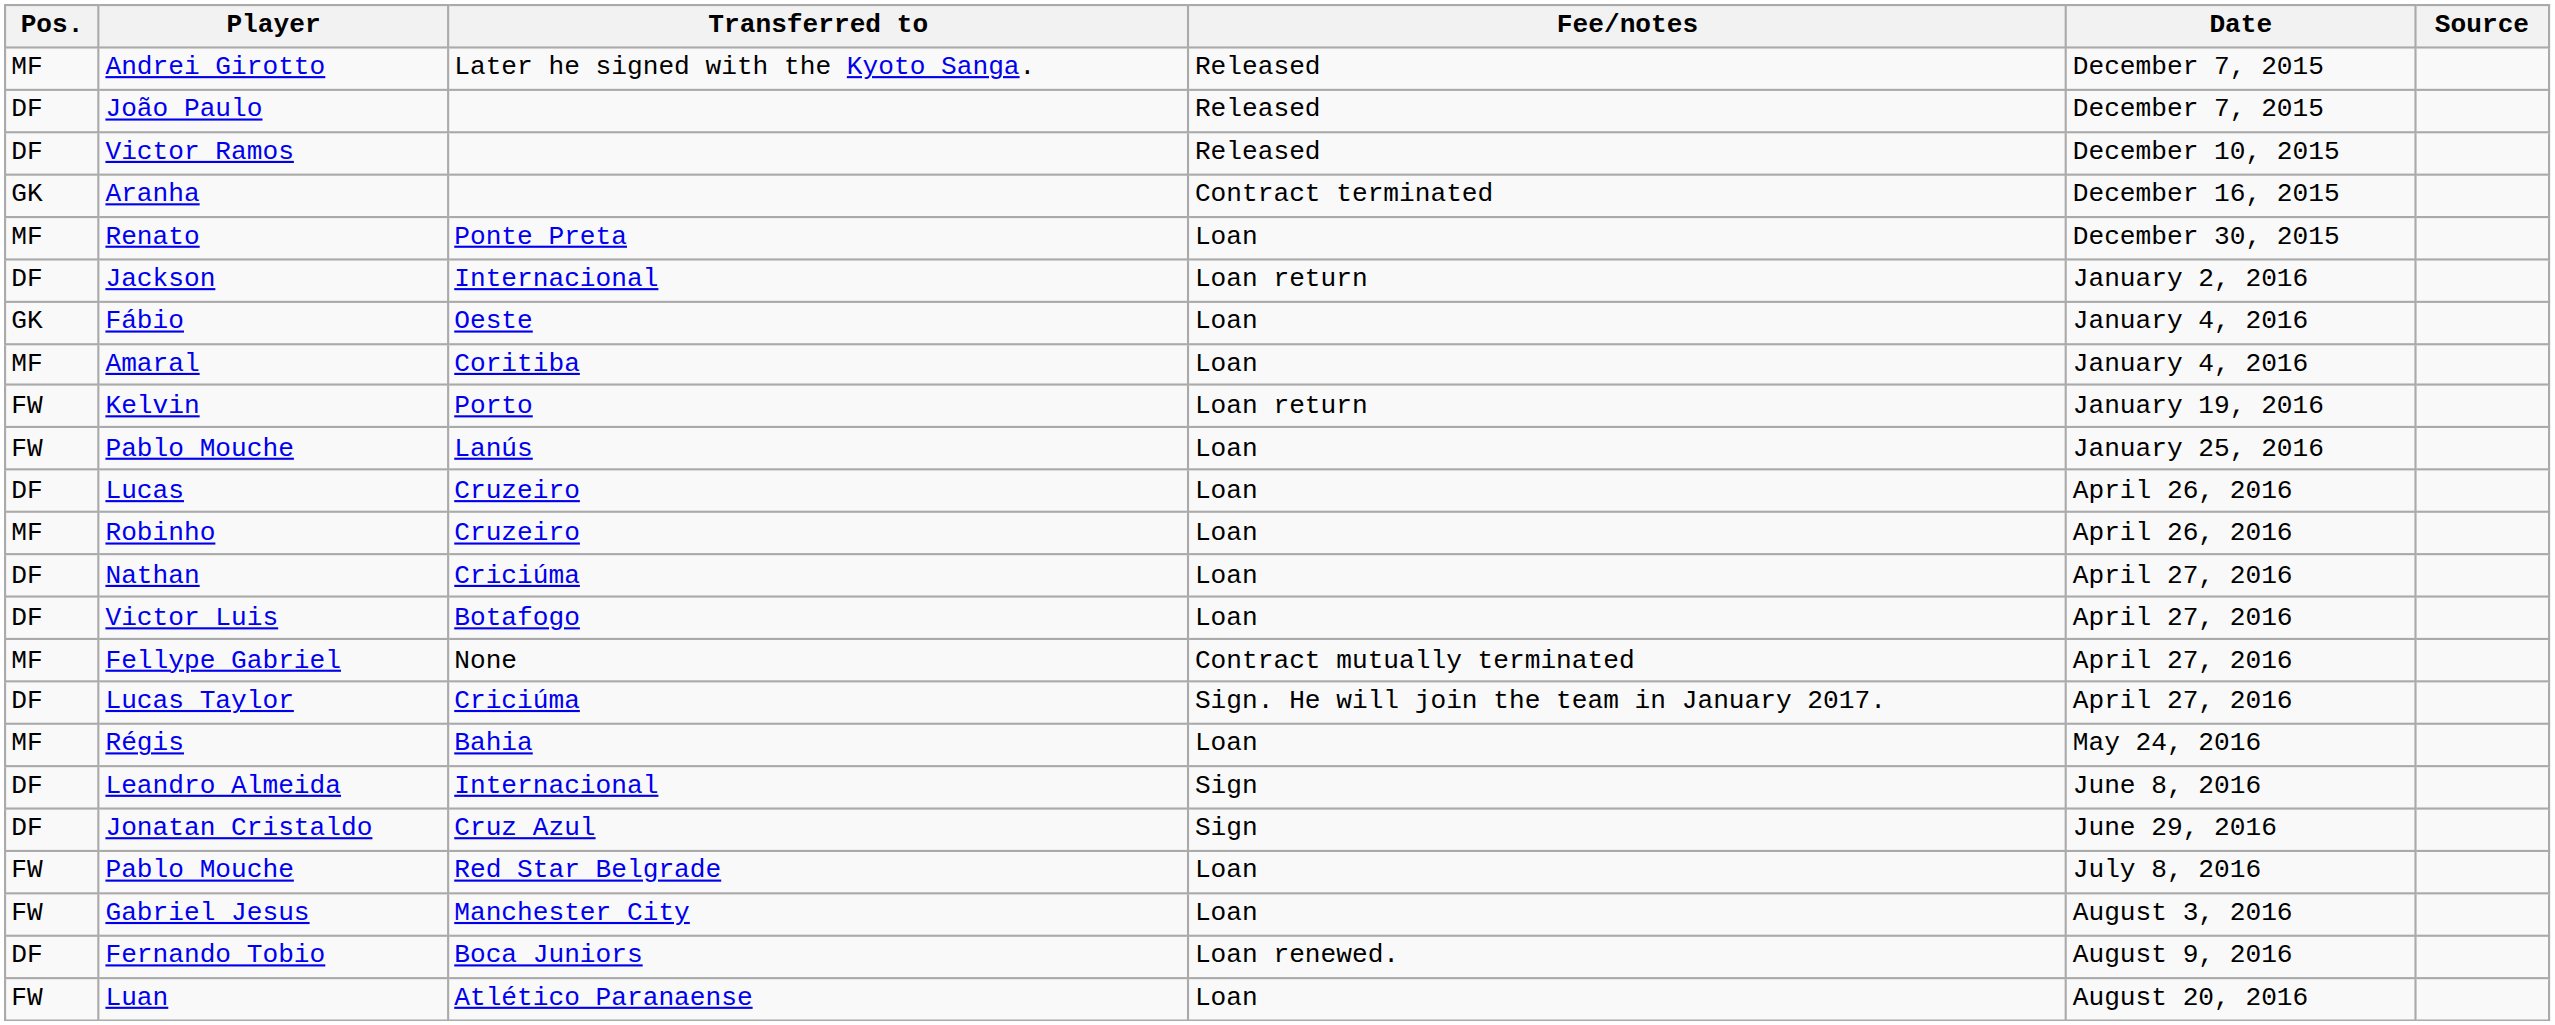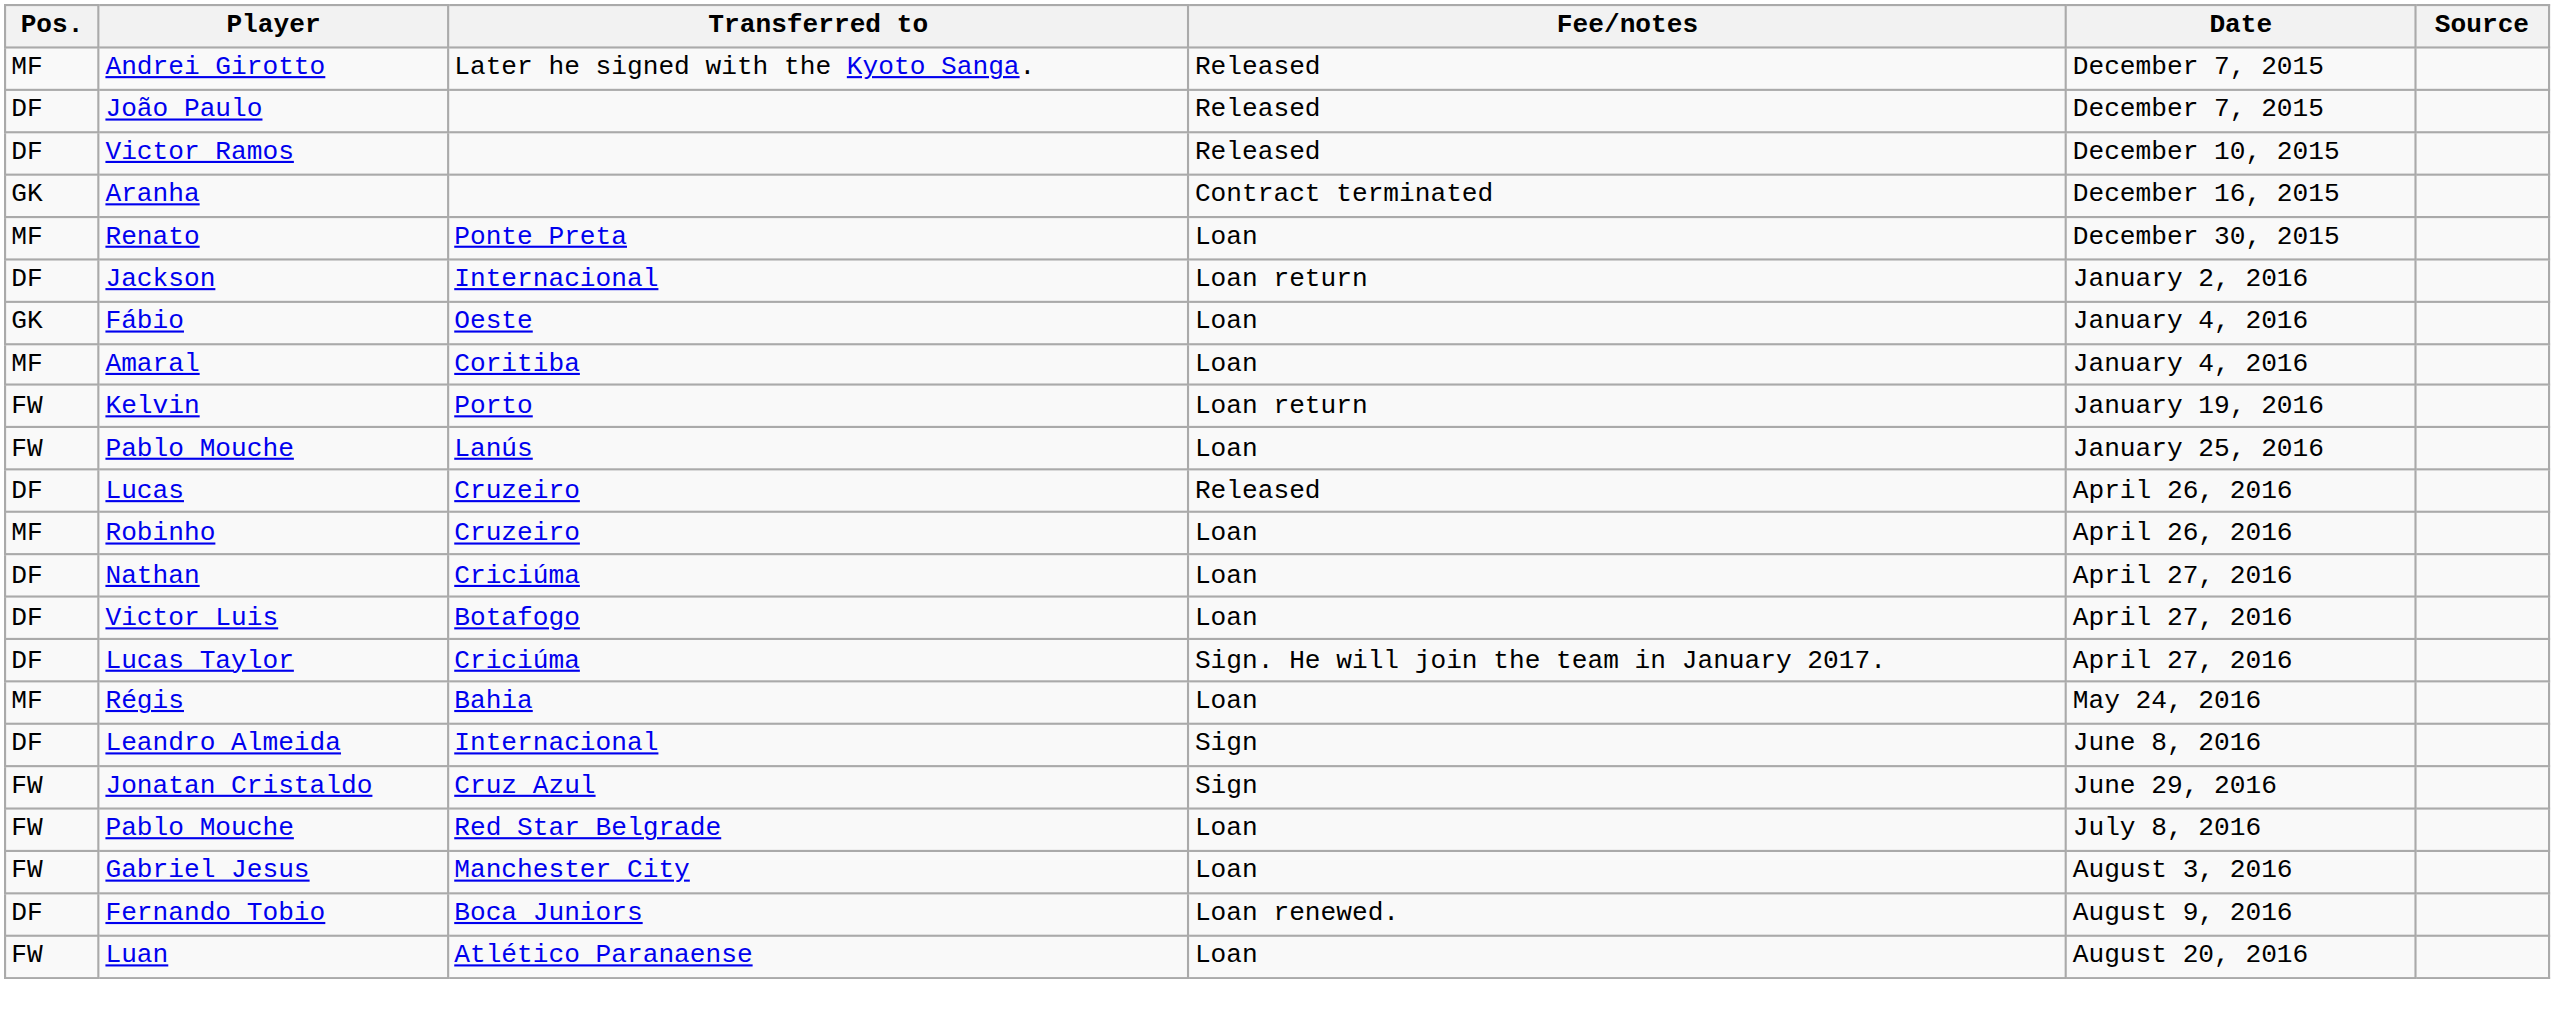(1226, 491) Loan -> (1258, 491) Released
- row: (223, 661)
(27, 830) DF -> (27, 787) FW
